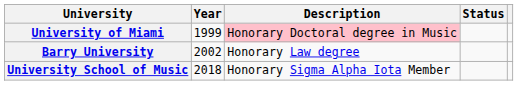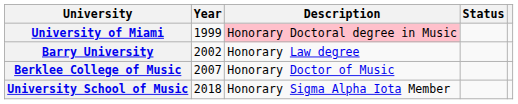+ row: (98, 70)
